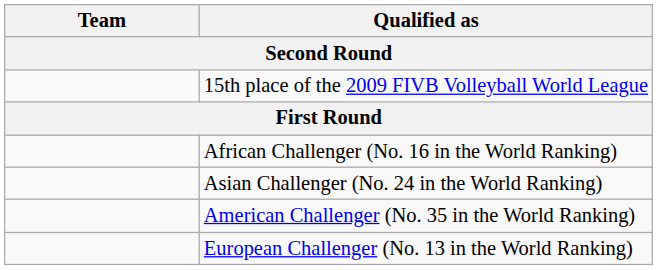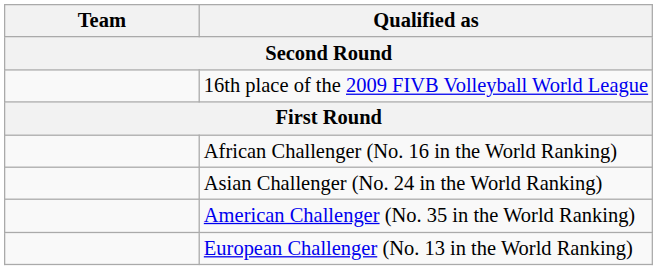- row: (426, 85)
+ row: (426, 85)
